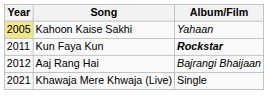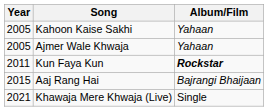(19, 30) khaki background -> (19, 30) no background
+ row: (82, 47)
(19, 64) 2012 -> (19, 81) 2015
